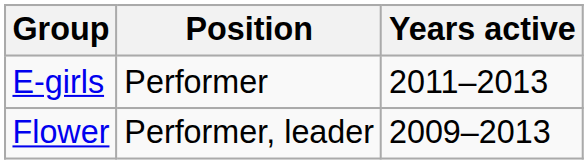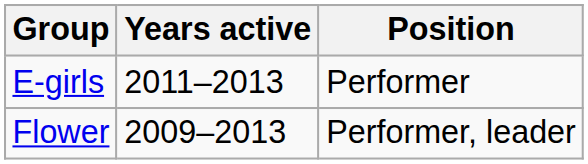columns swapped: (482, 30) <-> (249, 30)
